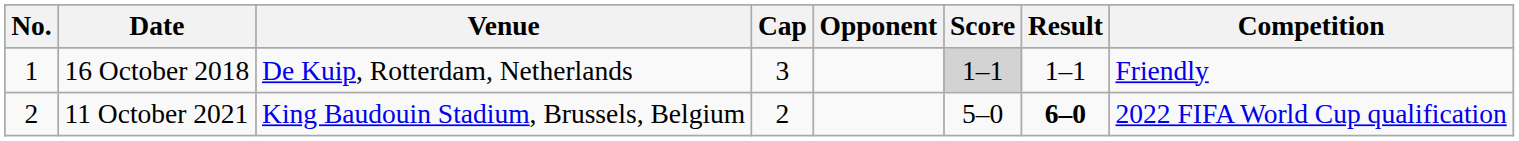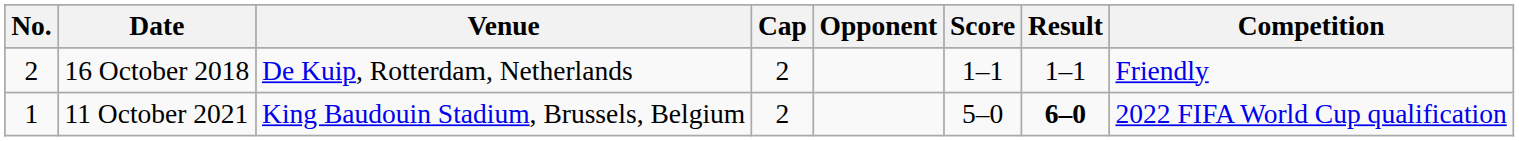(31, 69) 1 -> (31, 69) 2
(782, 69) 3 -> (782, 69) 2
(983, 69) lightgrey background -> (983, 69) no background
(31, 113) 2 -> (31, 113) 1
